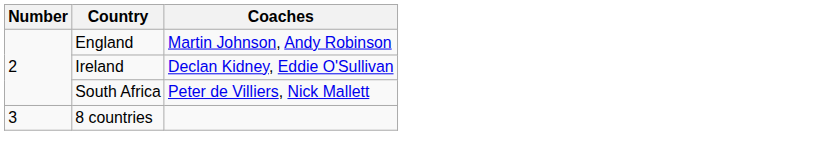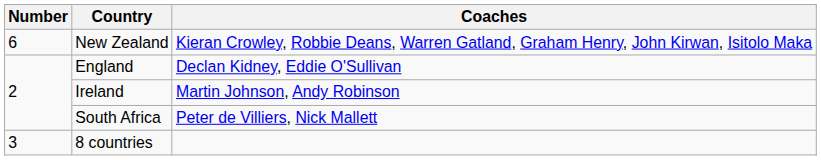+ row: (122, 42)
(280, 42) Martin Johnson, Andy Robinson -> (289, 67) Declan Kidney, Eddie O'Sullivan
(281, 67) Declan Kidney, Eddie O'Sullivan -> (288, 92) Martin Johnson, Andy Robinson
